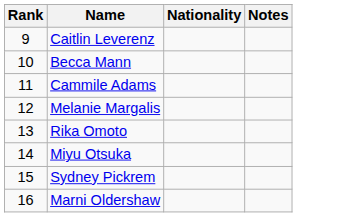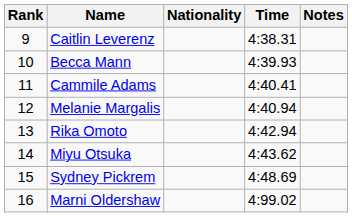+ column: (272, 16)
